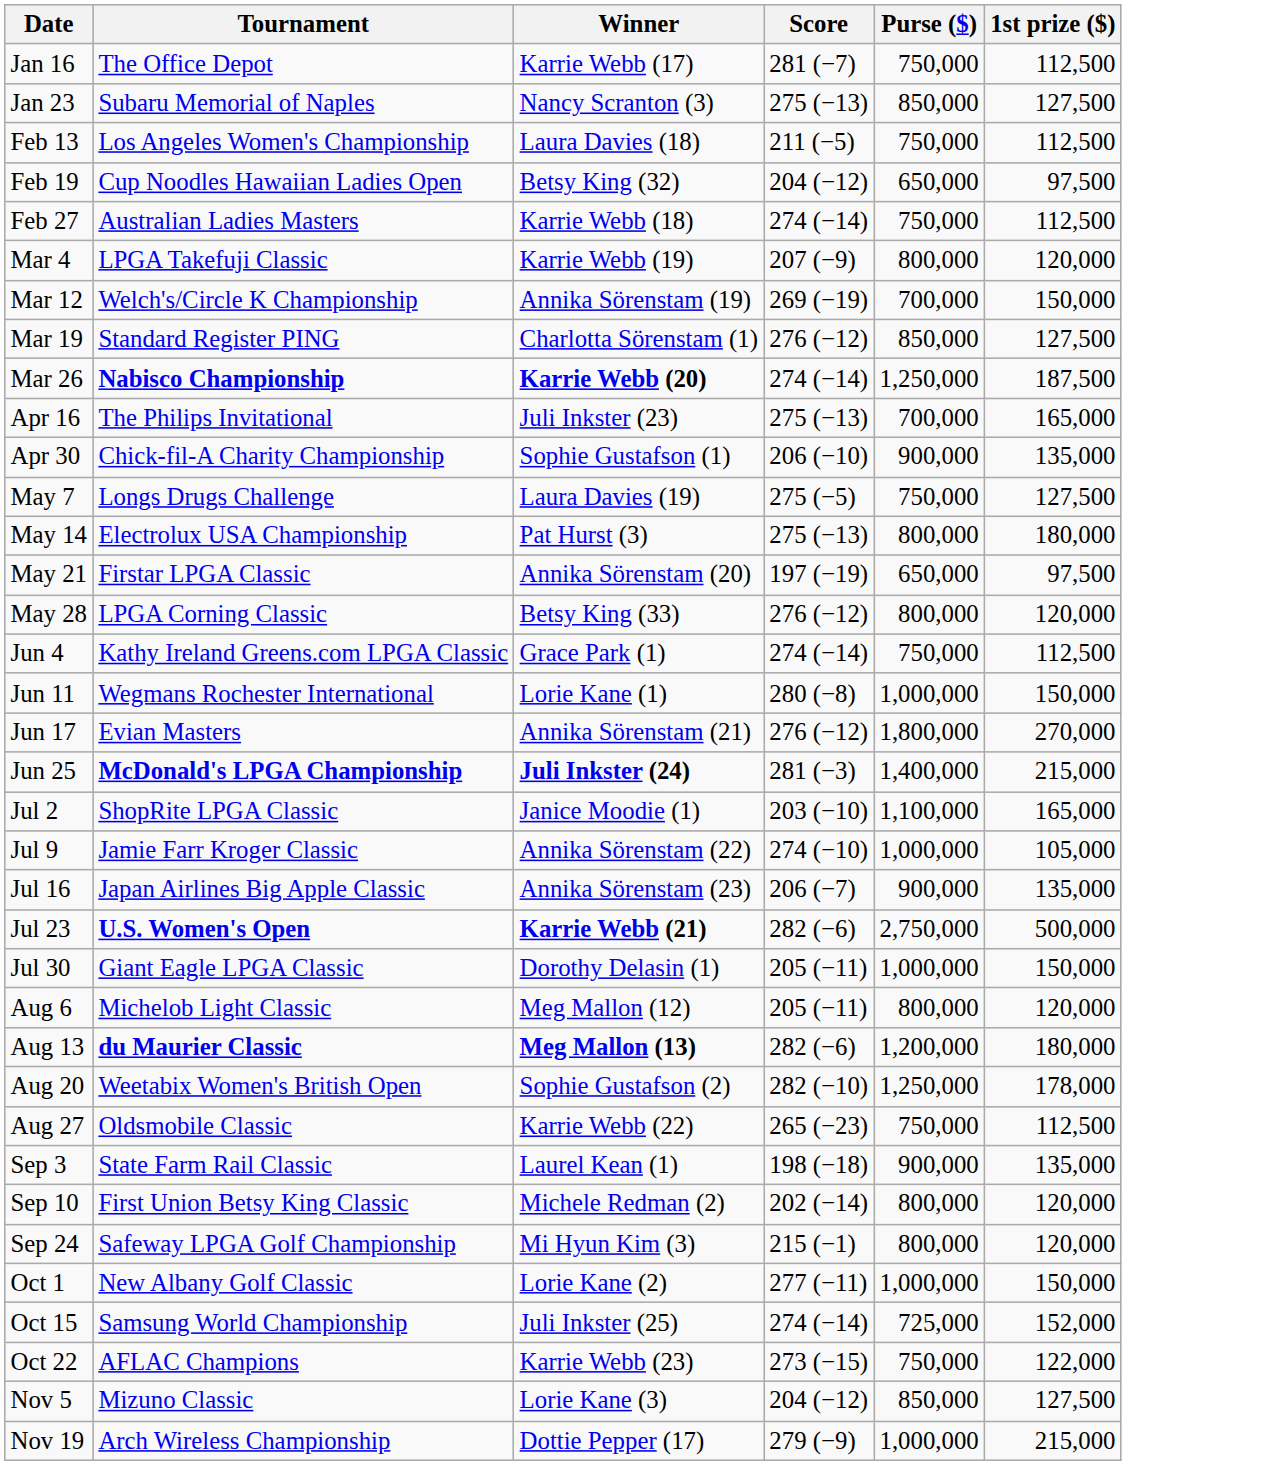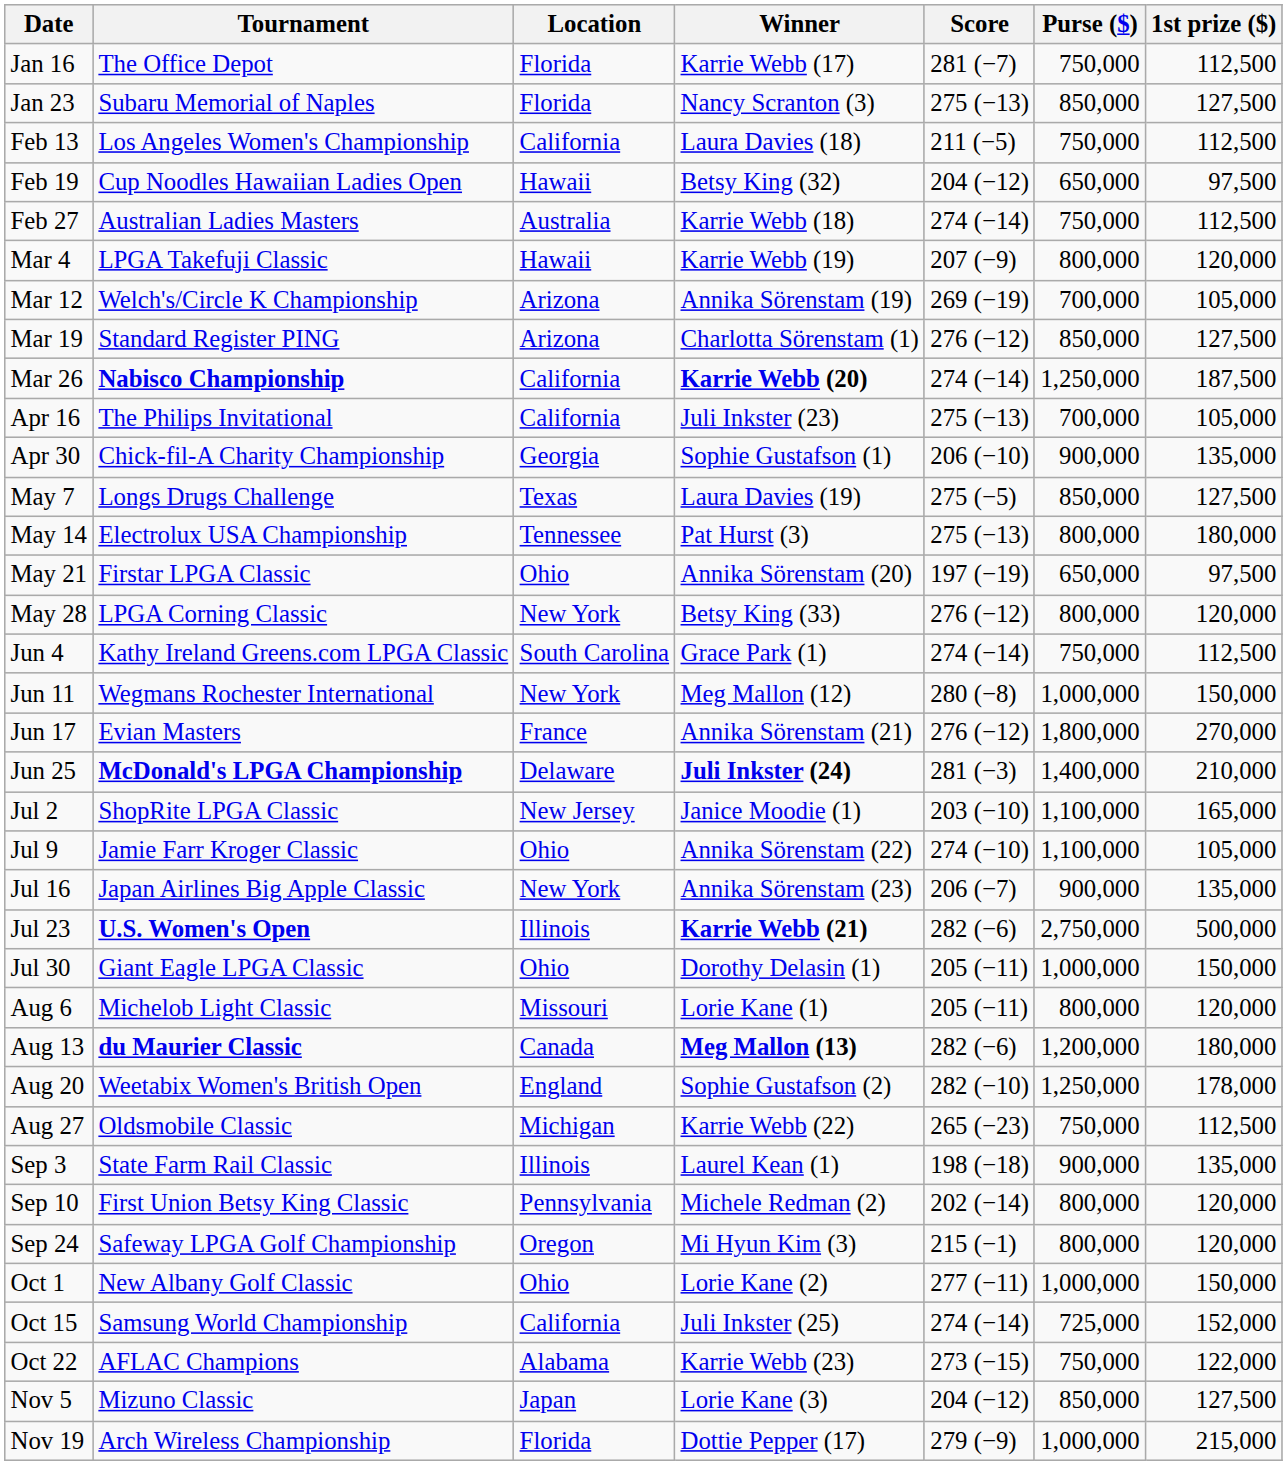+ column: (594, 24)
(1075, 299) 150,000 -> (1236, 299) 105,000
(1075, 417) 165,000 -> (1236, 417) 105,000
(938, 496) 750,000 -> (1099, 496) 850,000
(593, 692) Lorie Kane (1) -> (766, 692) Meg Mallon (12)
(1075, 771) 215,000 -> (1236, 771) 210,000
(929, 850) 1,000,000 -> (1090, 850) 1,100,000
(605, 1007) Meg Mallon (12) -> (754, 1007) Lorie Kane (1)
